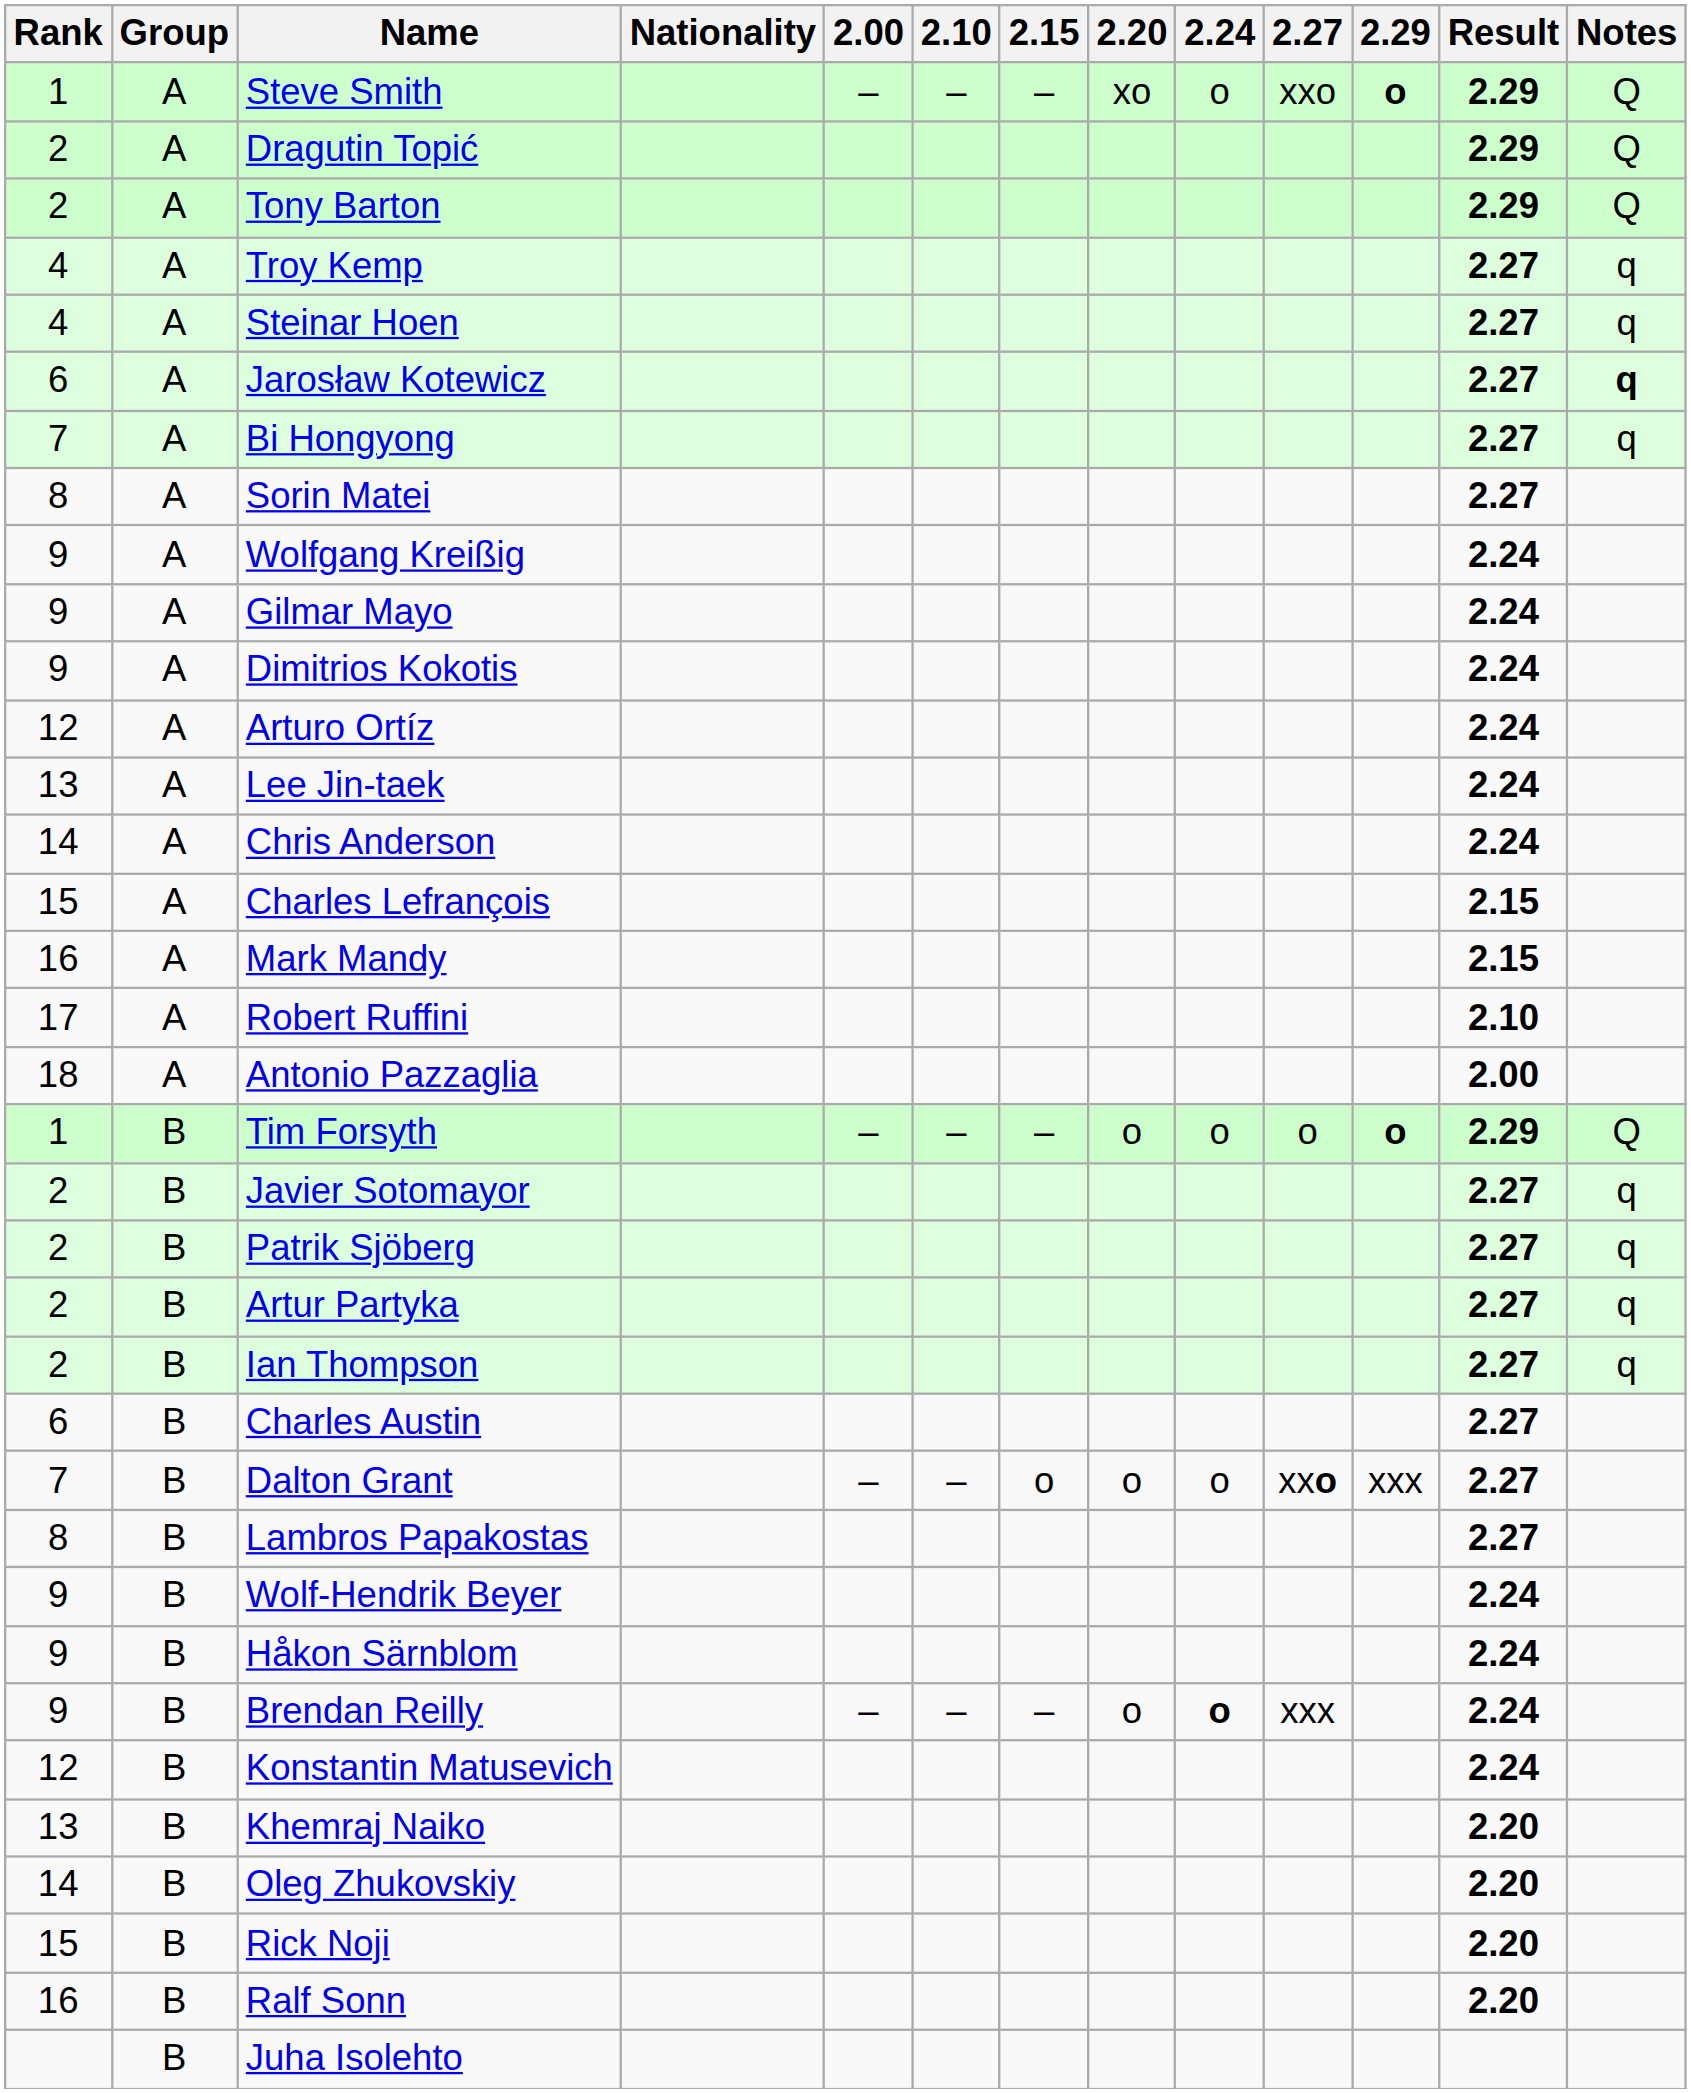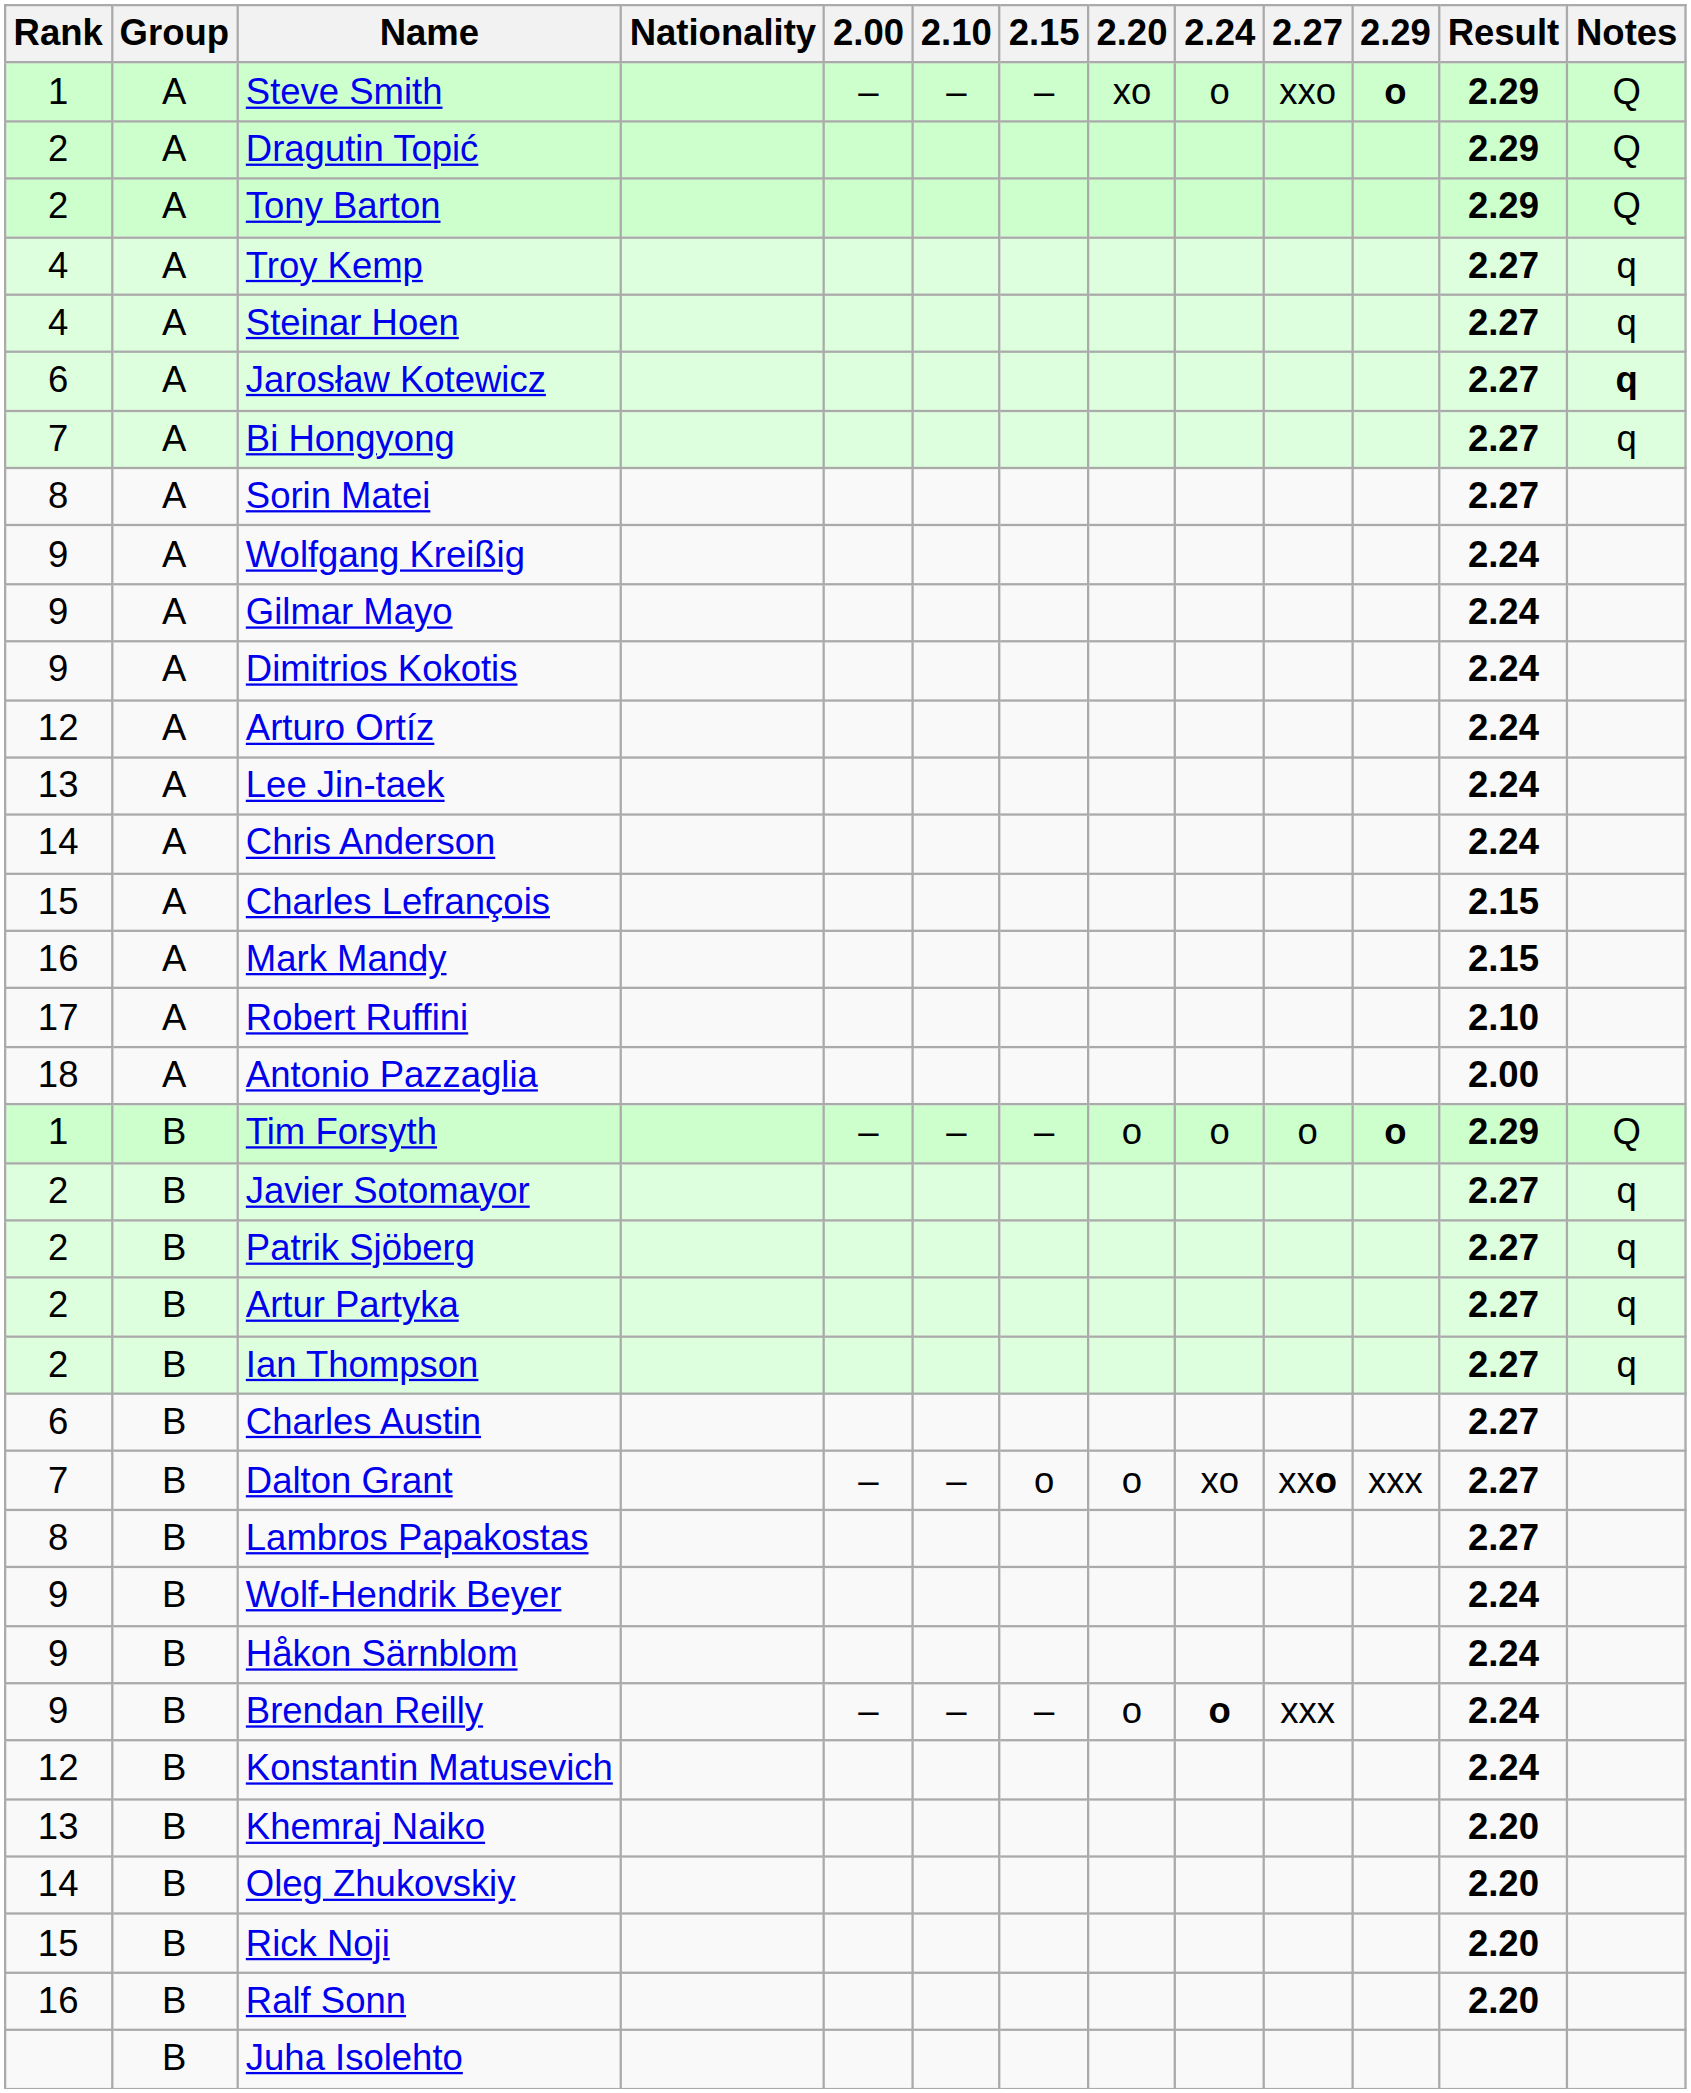(1220, 1479) o -> (1220, 1479) xo
